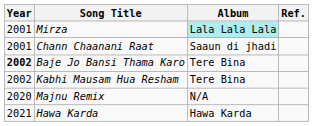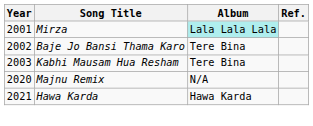- row: (95, 46)
(19, 63) bold -> (19, 46) normal
(19, 80) 2002 -> (19, 63) 2003
